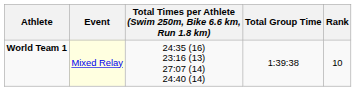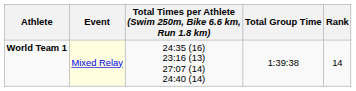(337, 63) 10 -> (337, 63) 14
